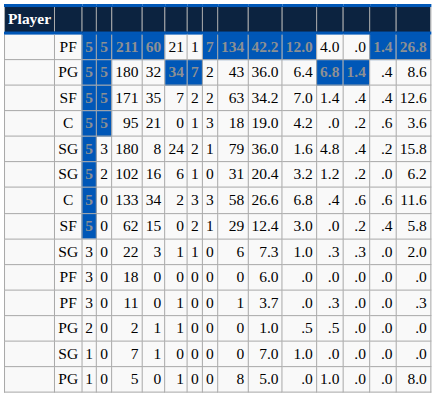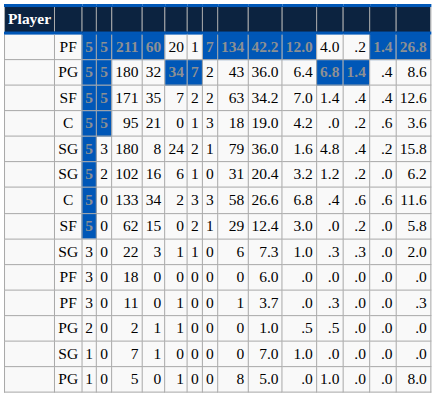(176, 47) 21 -> (176, 47) 20
(360, 47) .0 -> (360, 47) .2
(387, 226) .4 -> (387, 226) .0
